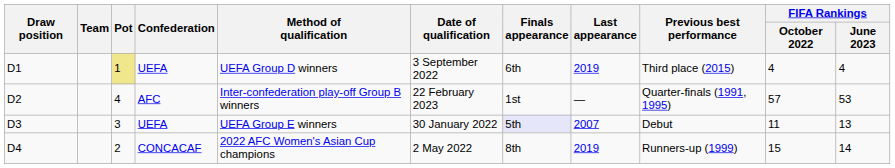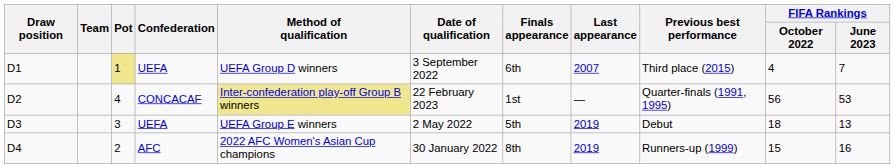(586, 68) 2019 -> (586, 68) 2007
(842, 68) 4 -> (842, 68) 7
(149, 99) AFC -> (170, 99) CONCACAF
(311, 99) no background -> (311, 99) khaki background
(774, 99) 57 -> (774, 99) 56
(455, 123) 30 January 2022 -> (442, 123) 2 May 2022
(513, 123) lavender background -> (513, 123) no background
(586, 123) 2007 -> (586, 123) 2019
(774, 123) 11 -> (774, 123) 18
(170, 148) CONCACAF -> (149, 148) AFC
(442, 148) 2 May 2022 -> (455, 148) 30 January 2022
(845, 148) 14 -> (845, 148) 16
